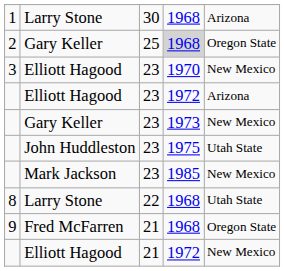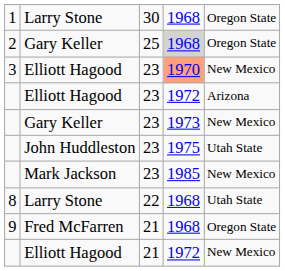(228, 17) Arizona -> (242, 17) Oregon State
(184, 69) no background -> (184, 69) lightsalmon background
